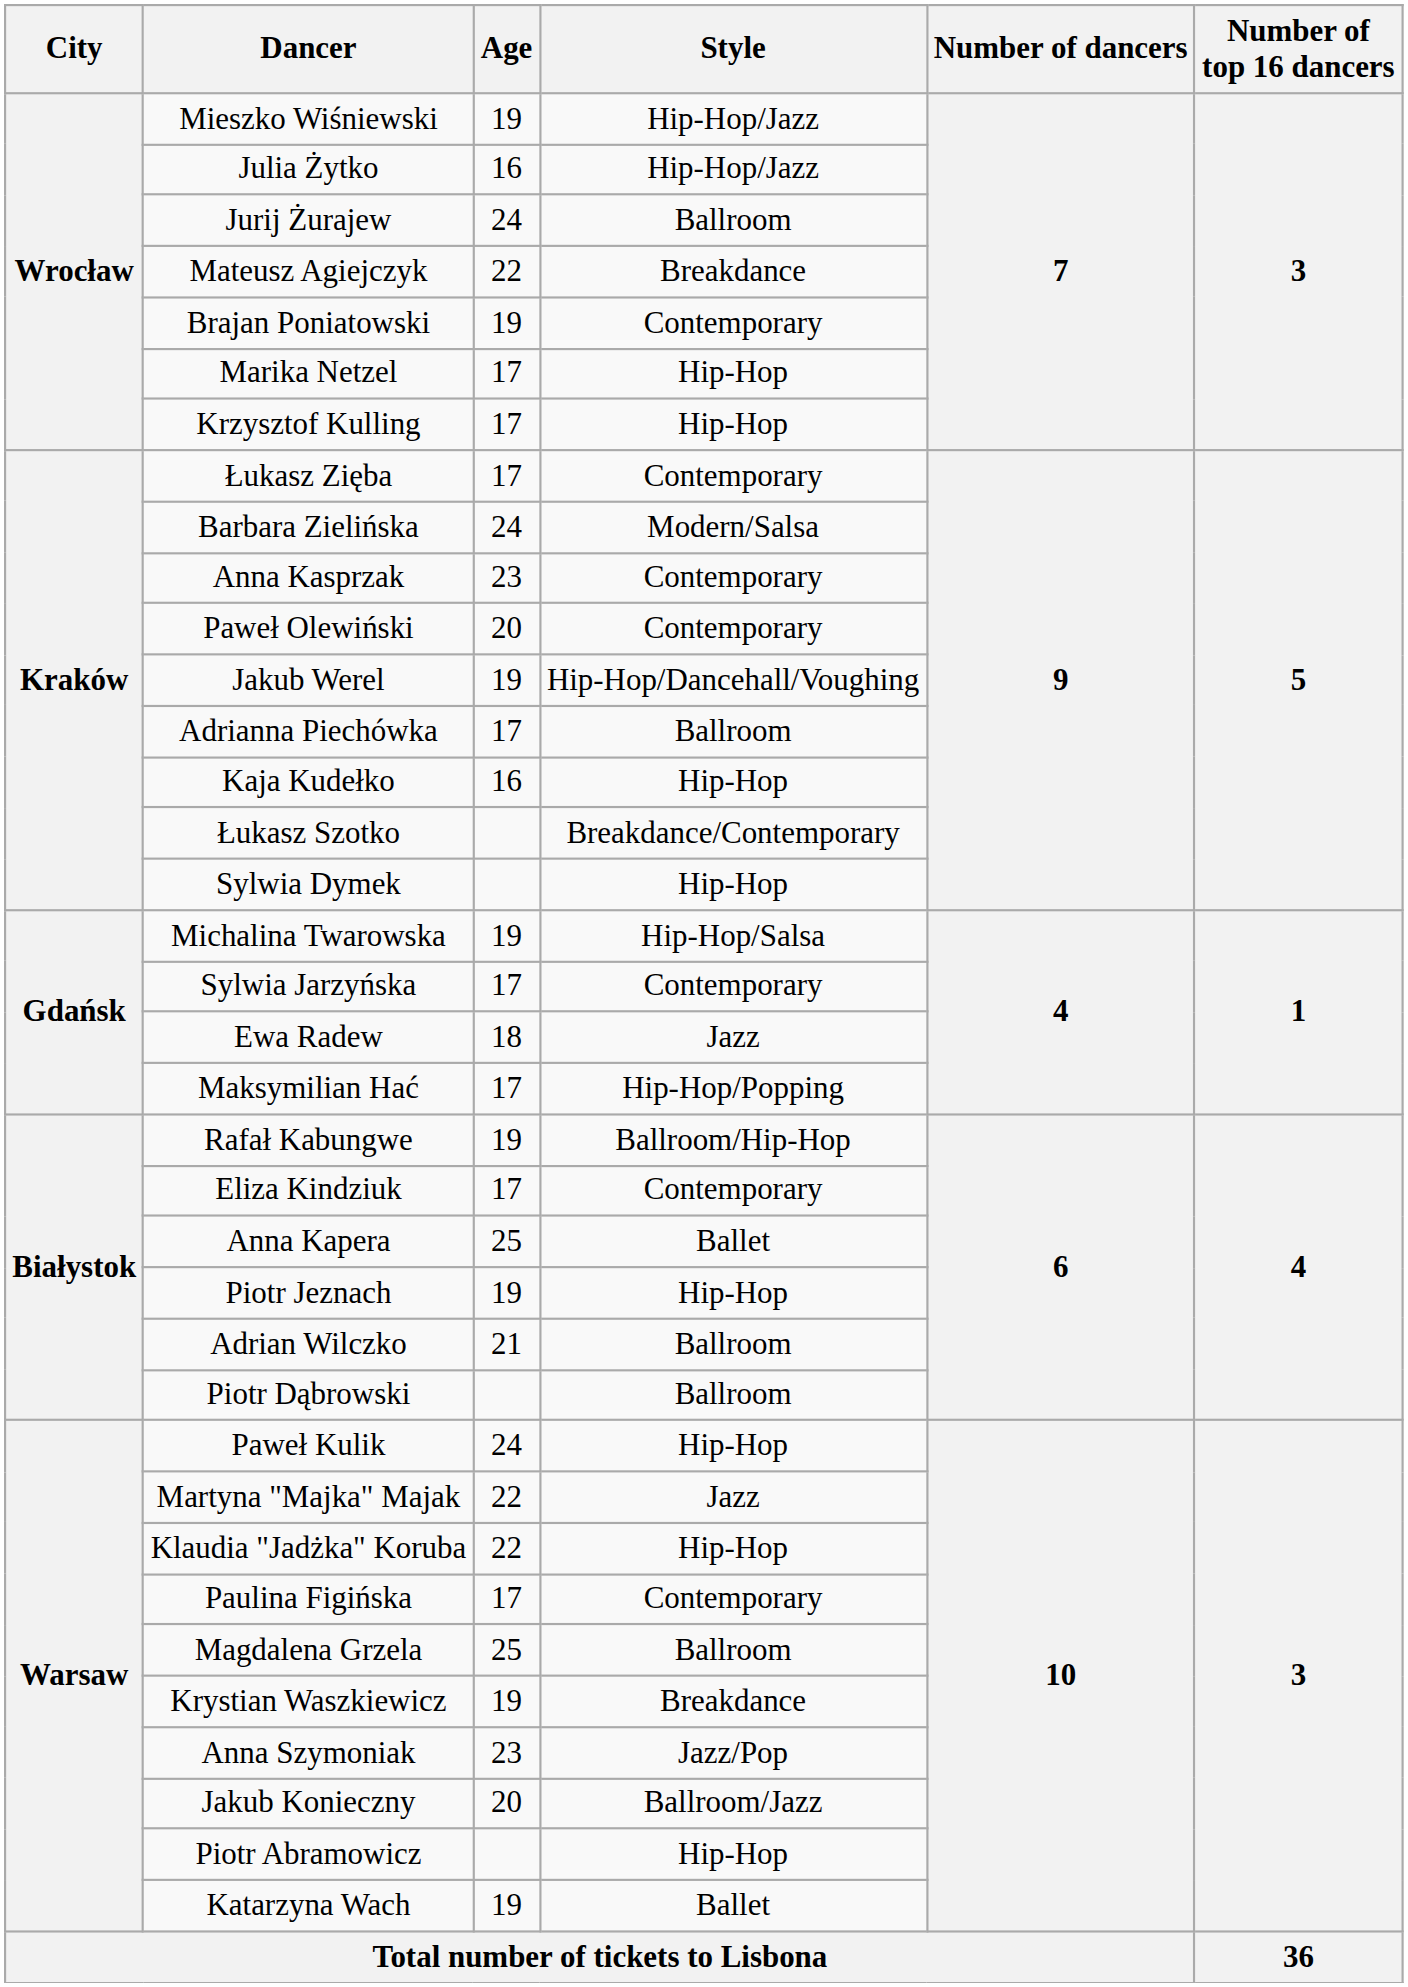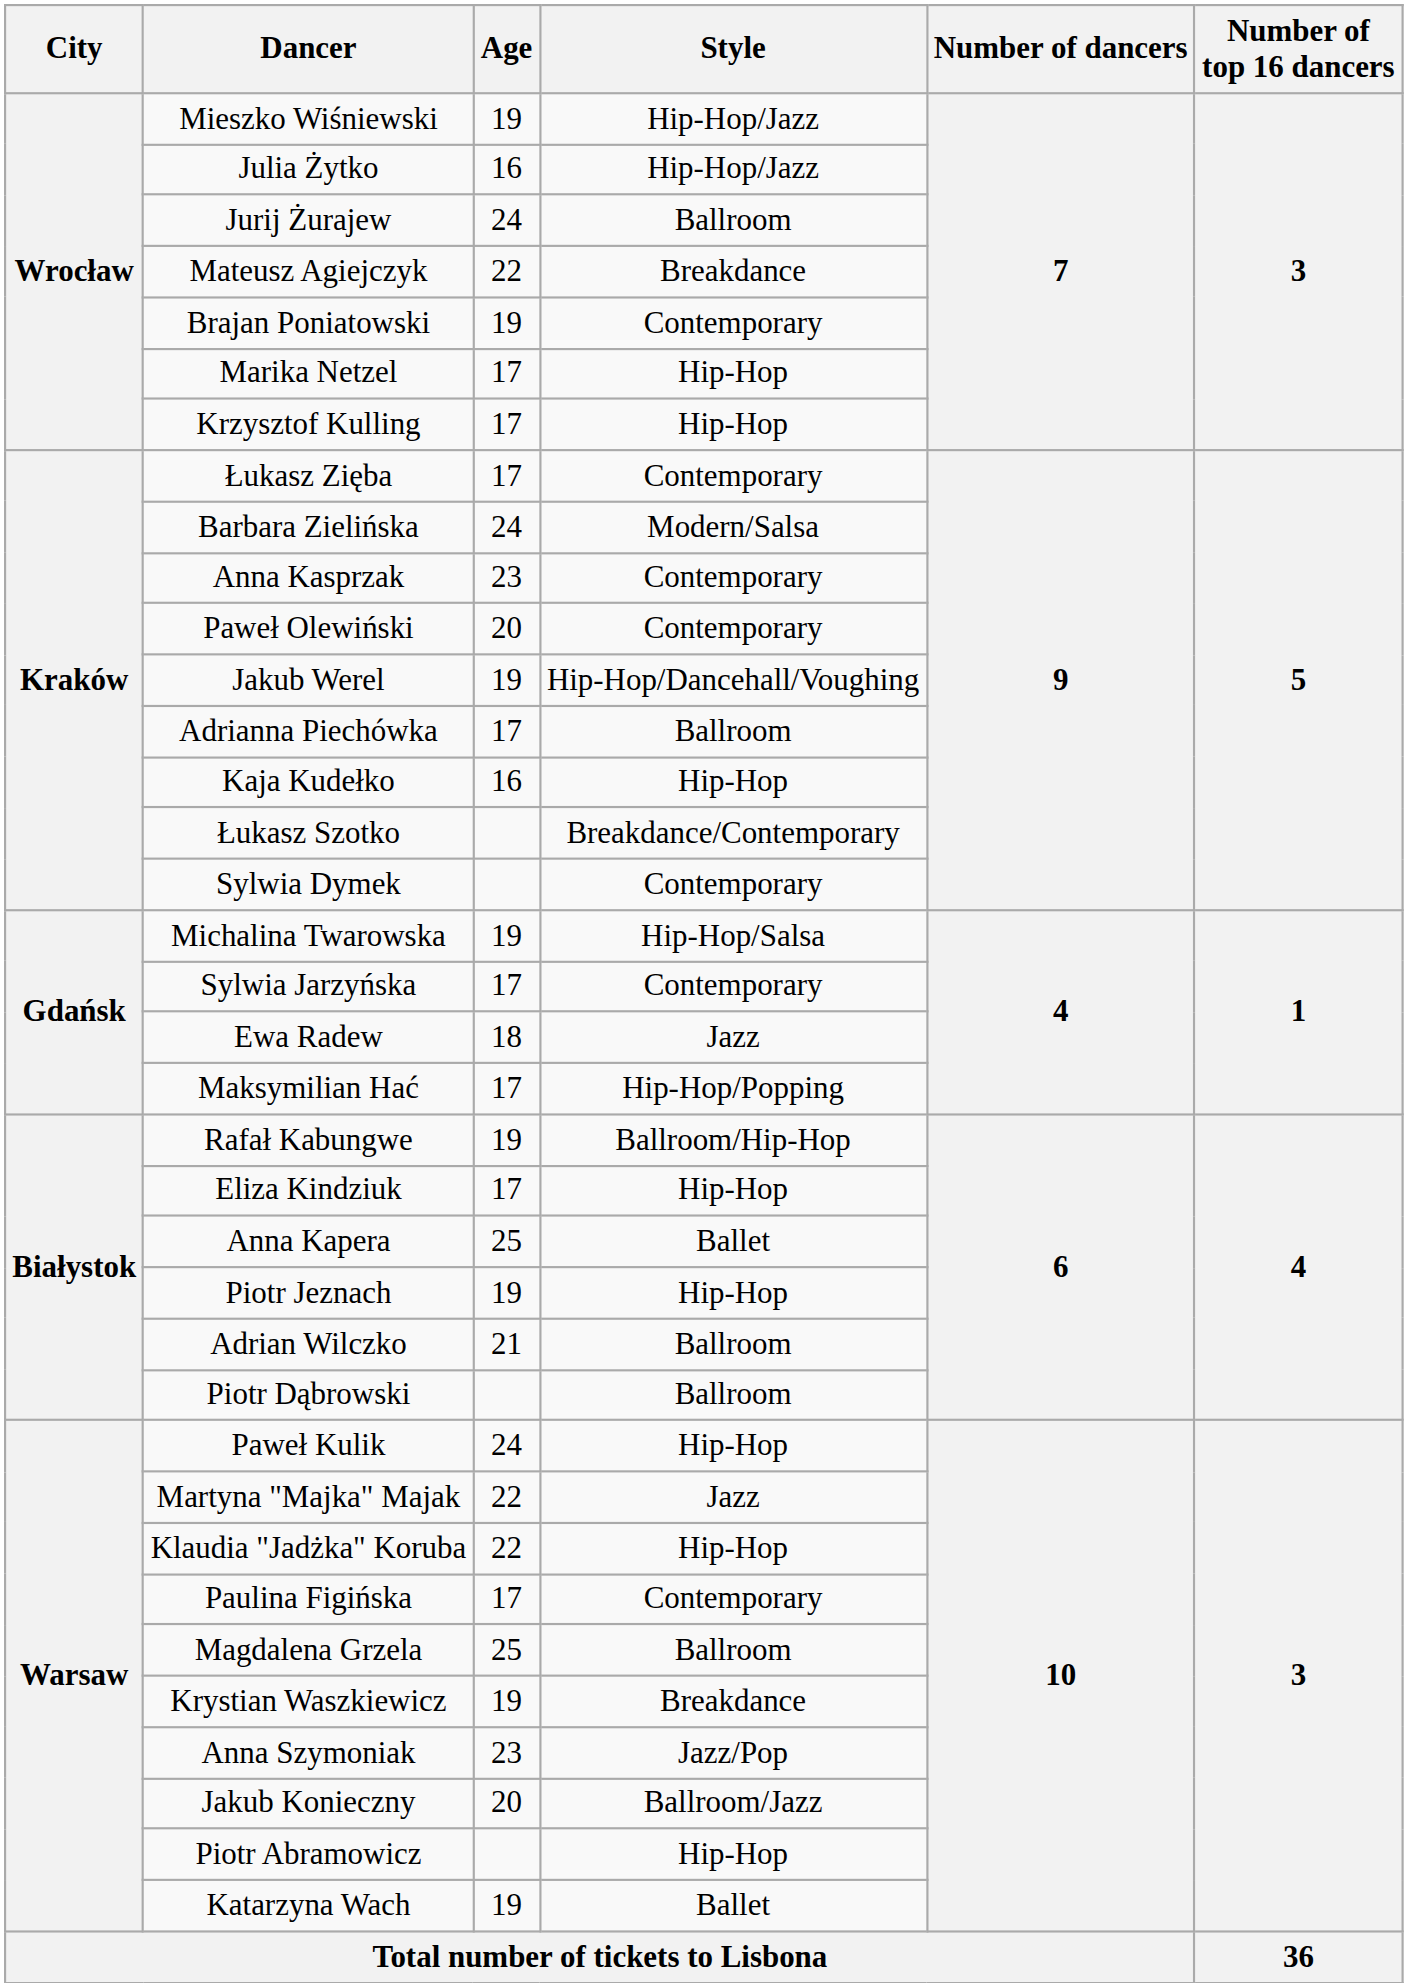(733, 883) Hip-Hop -> (733, 883) Contemporary
(733, 1190) Contemporary -> (733, 1190) Hip-Hop
